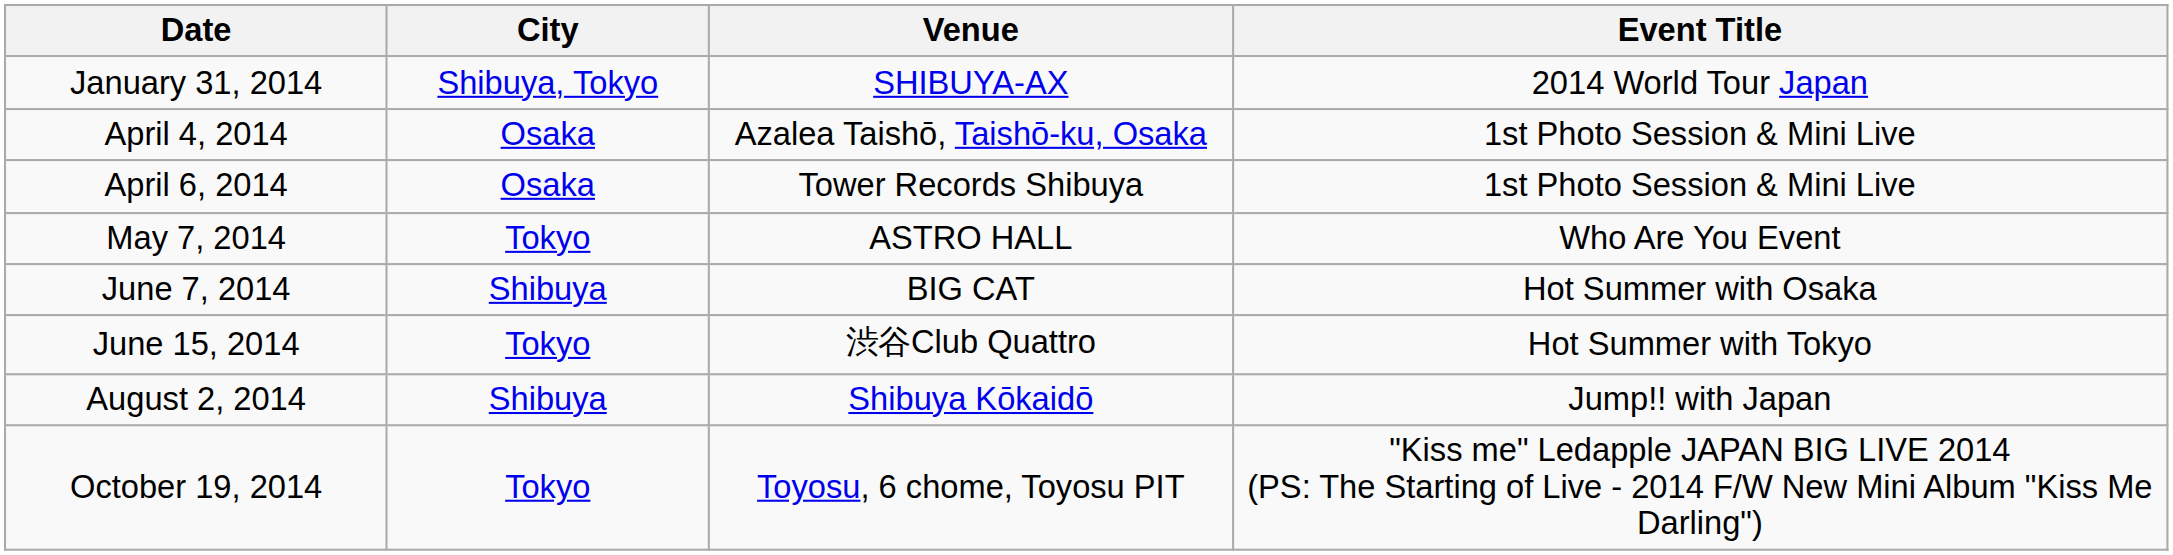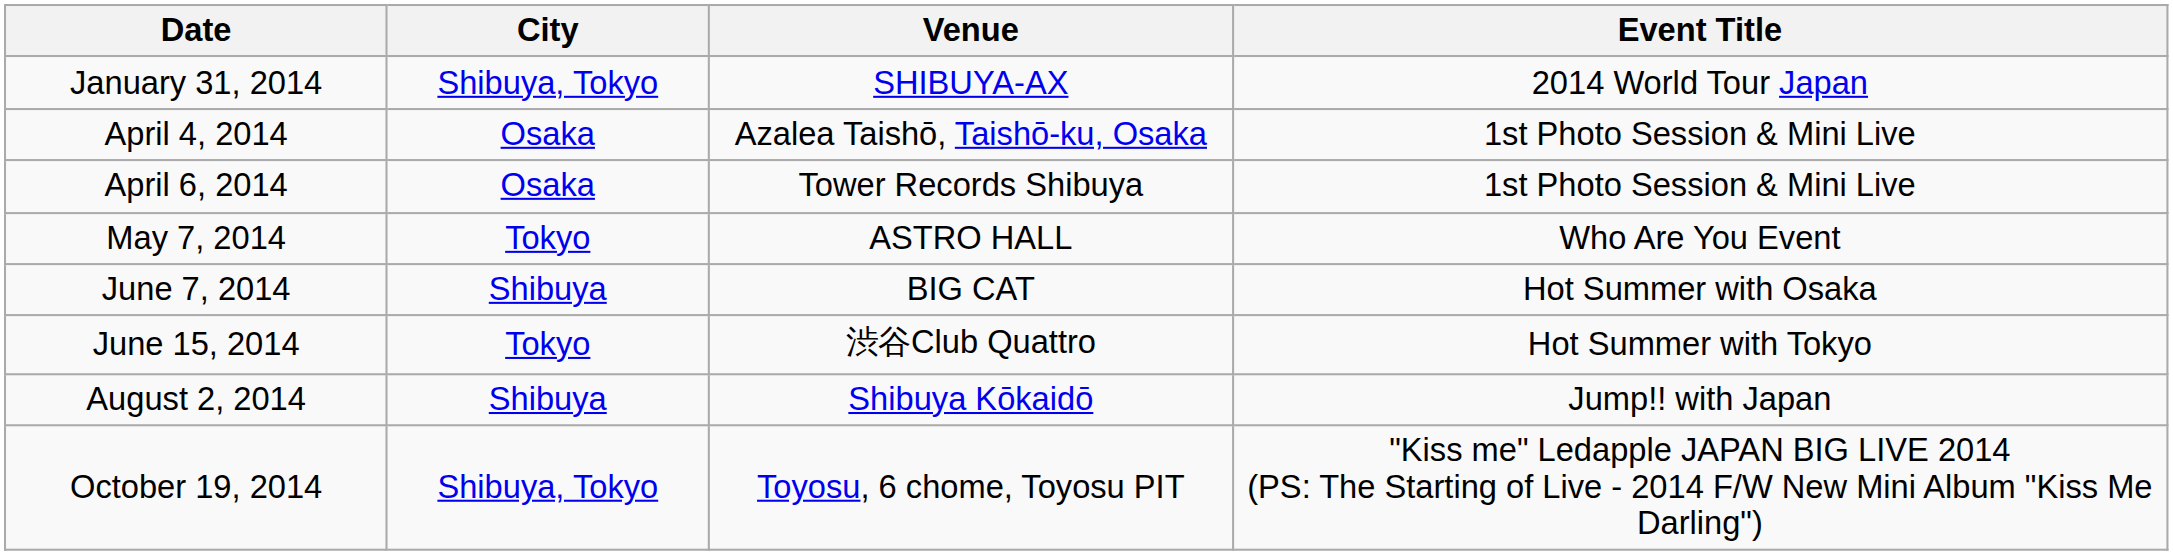(548, 487) Tokyo -> (548, 487) Shibuya, Tokyo
